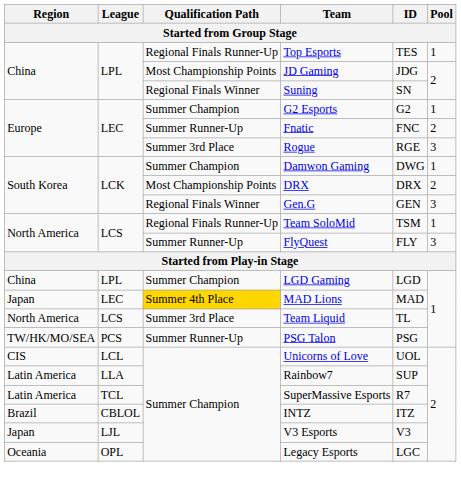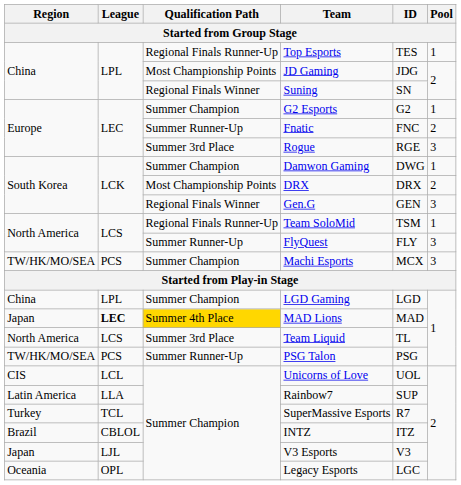+ row: (318, 261)
(112, 299) normal -> (113, 318) bold
(42, 394) Latin America -> (24, 413) Turkey
